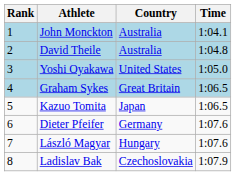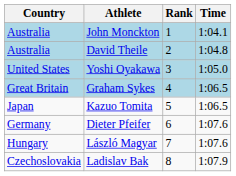columns swapped: (21, 13) <-> (156, 13)
